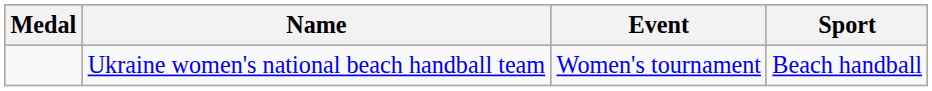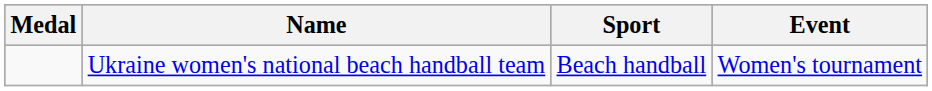columns swapped: (847, 24) <-> (659, 24)
